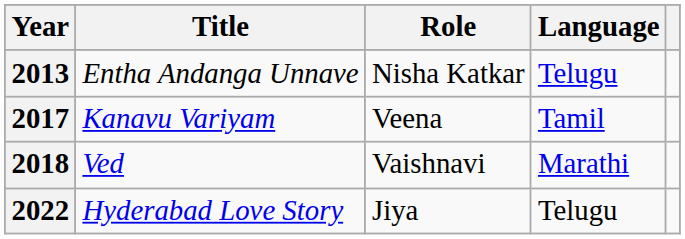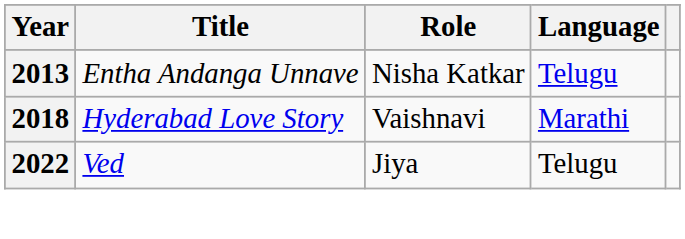- row: (40, 118)
(103, 164) Ved -> (213, 118) Hyderabad Love Story
(213, 210) Hyderabad Love Story -> (103, 164) Ved
